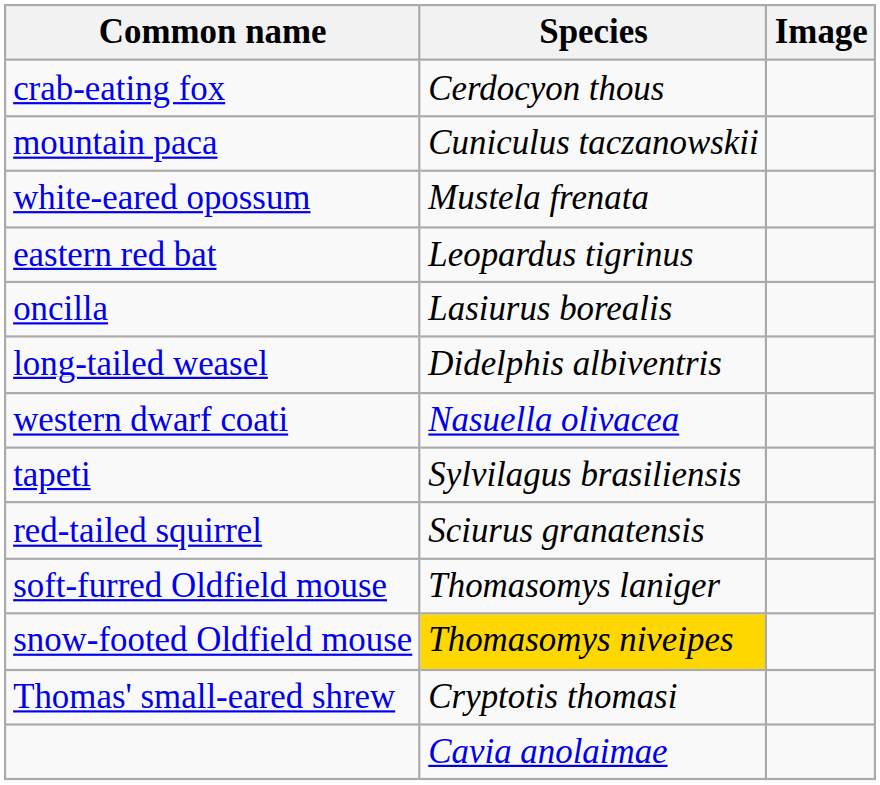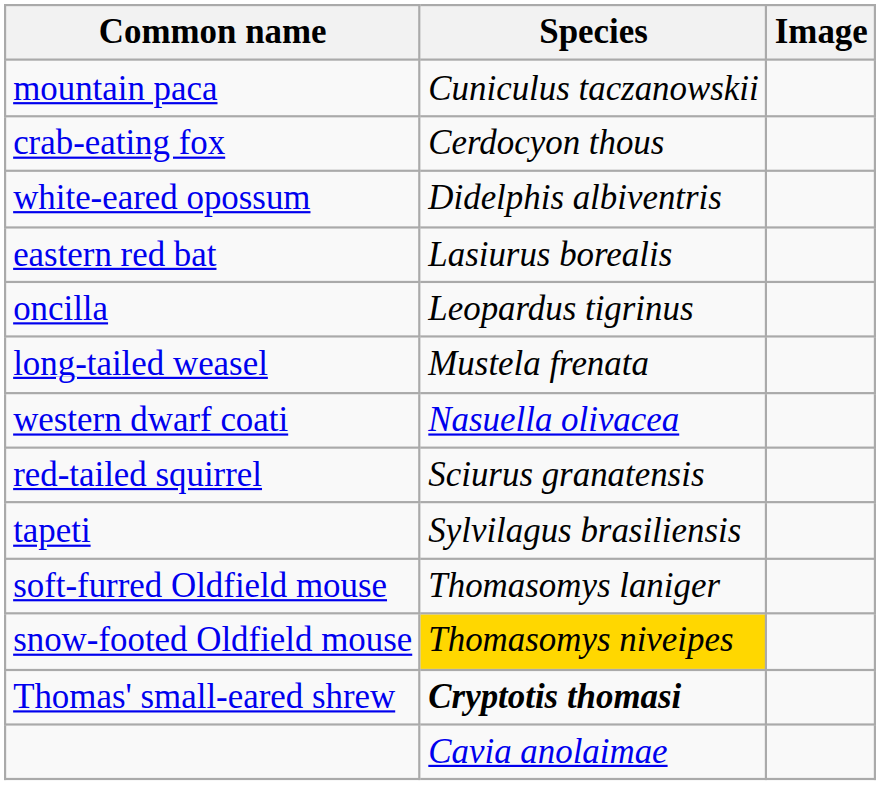rows swapped: (119, 87) <-> (115, 142)
(539, 198) Mustela frenata -> (575, 198) Didelphis albiventris
(561, 253) Leopardus tigrinus -> (550, 253) Lasiurus borealis
(550, 308) Lasiurus borealis -> (561, 308) Leopardus tigrinus
(575, 364) Didelphis albiventris -> (539, 364) Mustela frenata
rows swapped: (138, 530) <-> (52, 474)
(553, 695) normal -> (555, 695) bold
